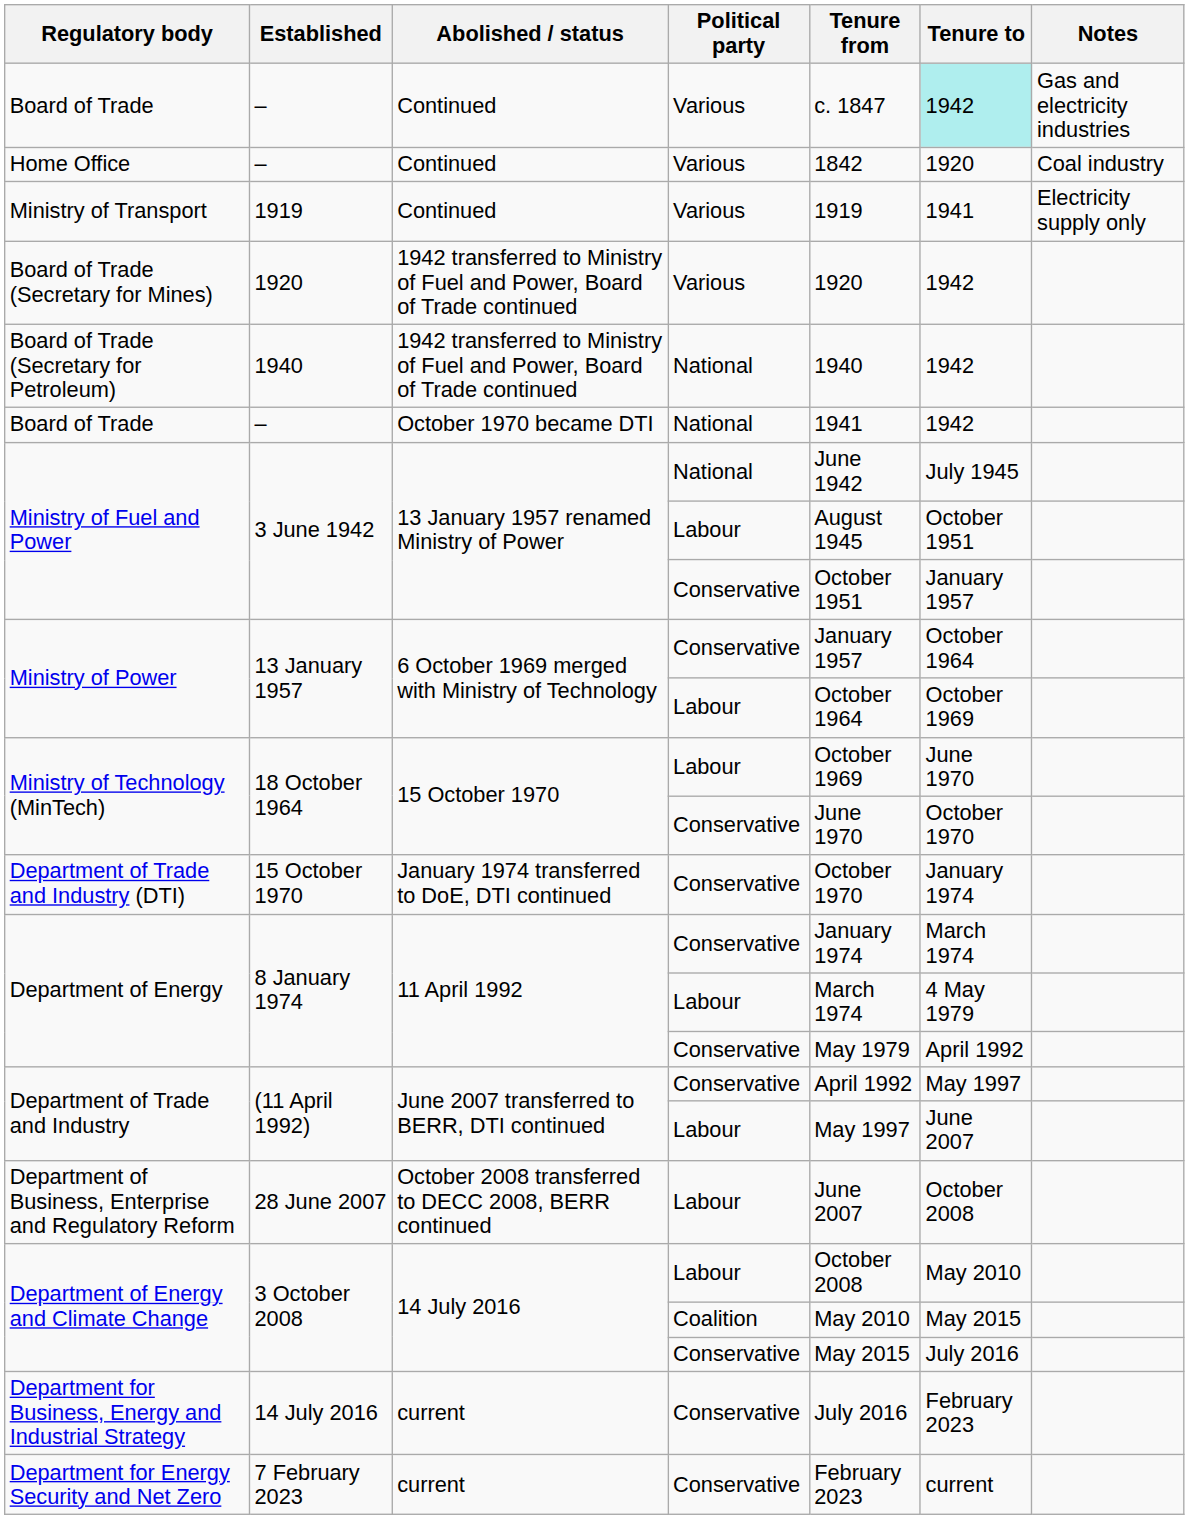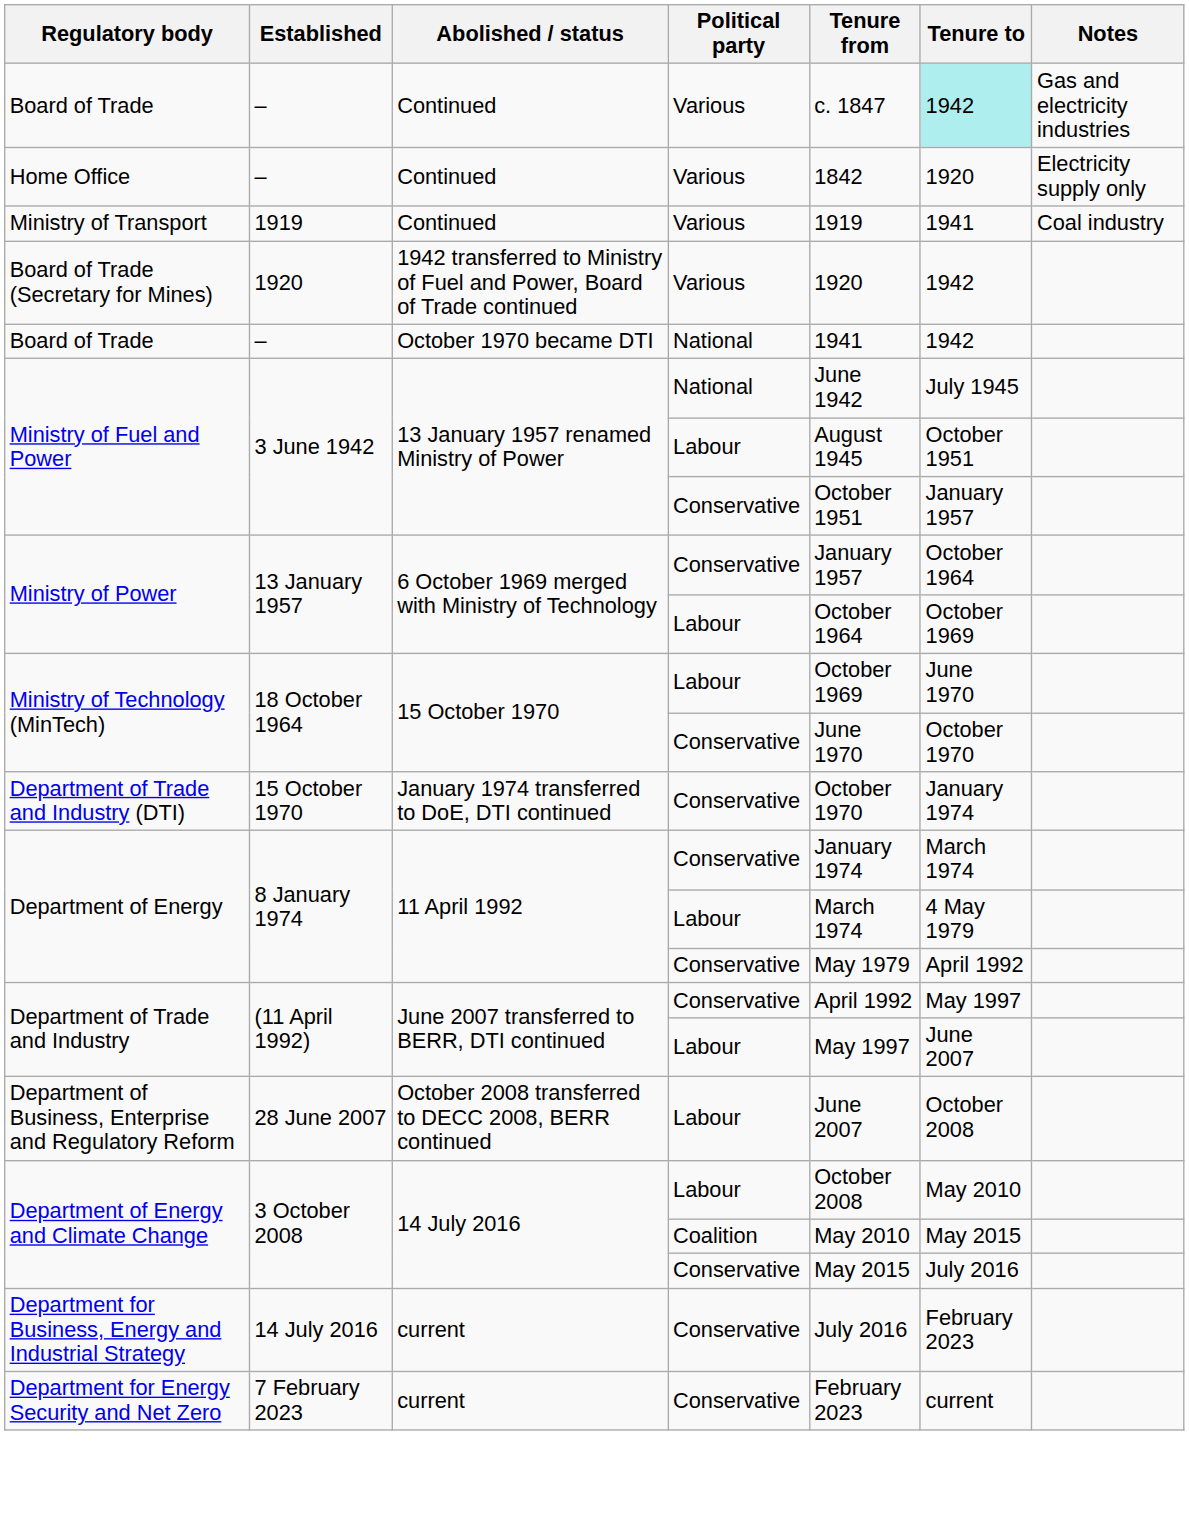(1100, 164) Coal industry -> (1091, 176) Electricity supply only
(1091, 210) Electricity supply only -> (1100, 223) Coal industry
- row: (82, 365)
